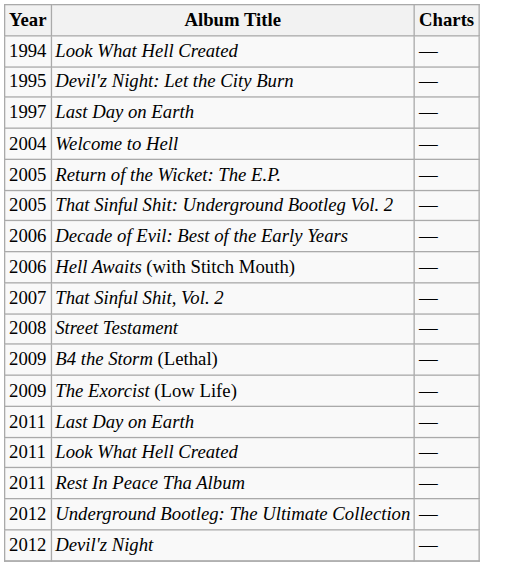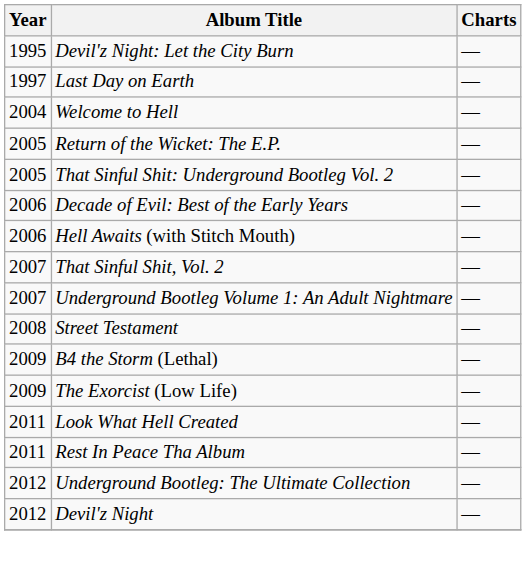- row: (28, 51)
+ row: (28, 298)
- row: (27, 421)
